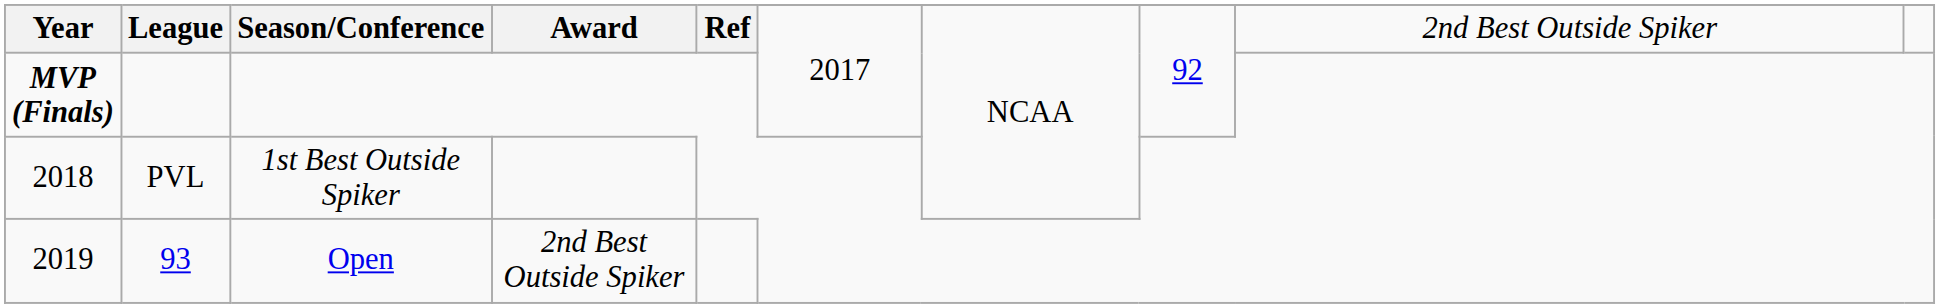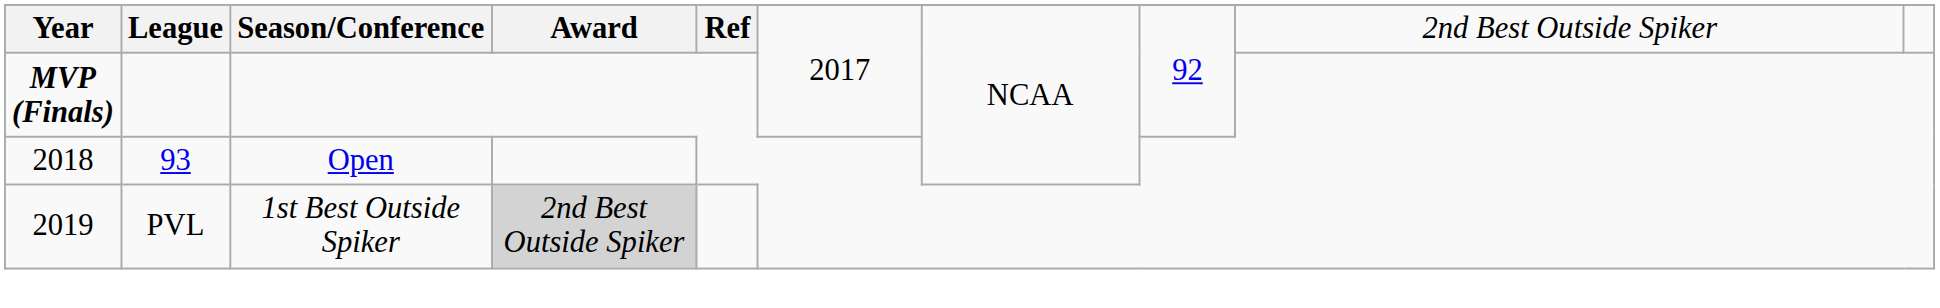(175, 177) PVL -> (176, 160) 93
(361, 177) 1st Best Outside Spiker -> (361, 160) Open
(176, 260) 93 -> (175, 225) PVL
(361, 260) Open -> (361, 225) 1st Best Outside Spiker
(594, 260) no background -> (594, 225) lightgrey background
